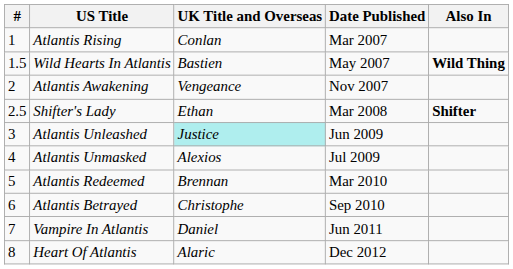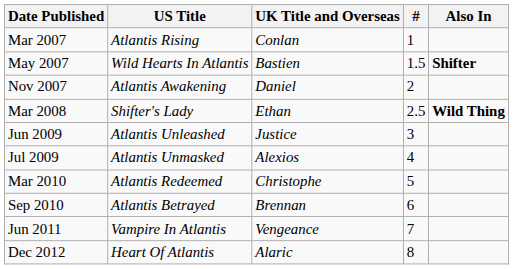columns swapped: (17, 16) <-> (377, 16)
(469, 63) Wild Thing -> (454, 63) Shifter
(209, 87) Vengeance -> (276, 87) Daniel
(454, 110) Shifter -> (469, 110) Wild Thing
(198, 134) paleturquoise background -> (276, 134) no background
(203, 181) Brennan -> (288, 181) Christophe
(211, 205) Christophe -> (281, 205) Brennan
(198, 228) Daniel -> (287, 228) Vengeance
